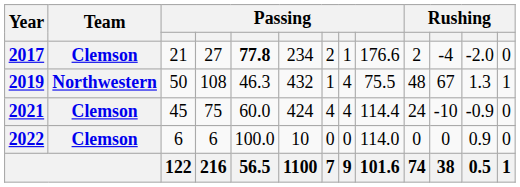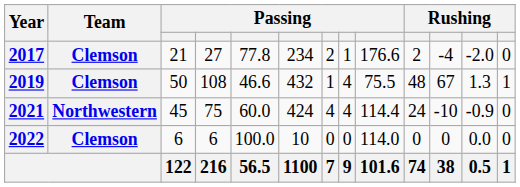(255, 54) bold -> (255, 54) normal
(105, 83) Northwestern -> (105, 83) Clemson
(255, 83) 46.3 -> (255, 83) 46.6
(105, 111) Clemson -> (105, 111) Northwestern
(480, 139) 0.9 -> (480, 139) 0.0
